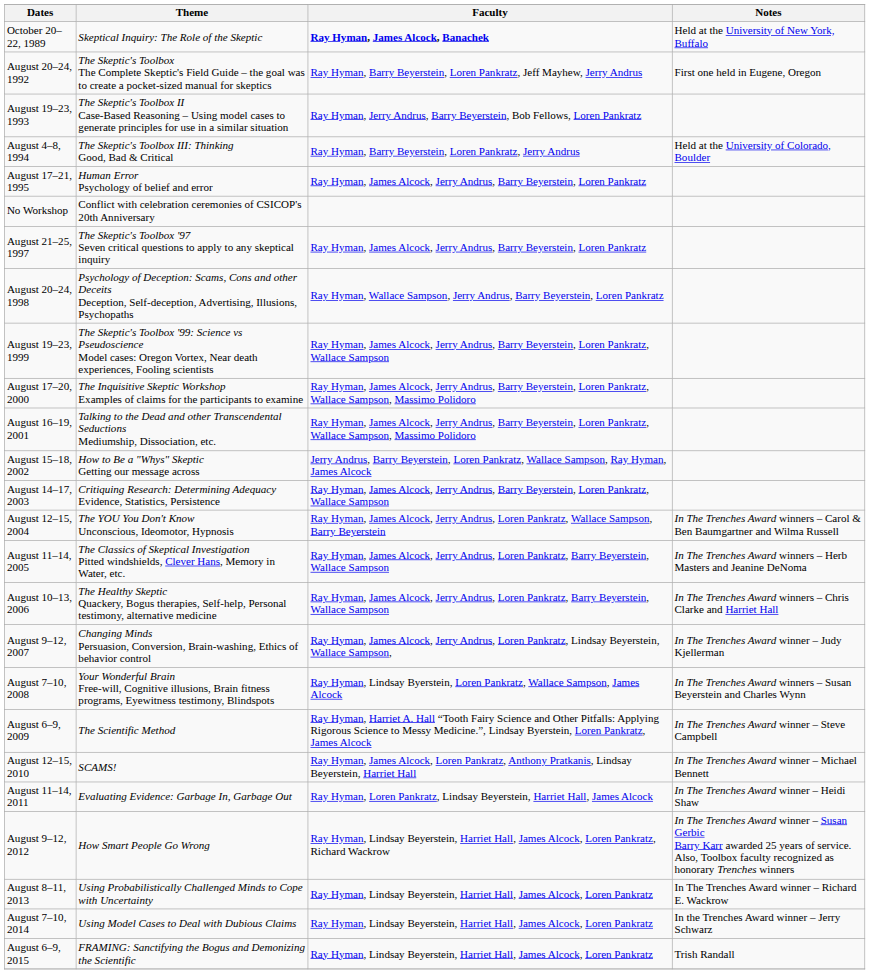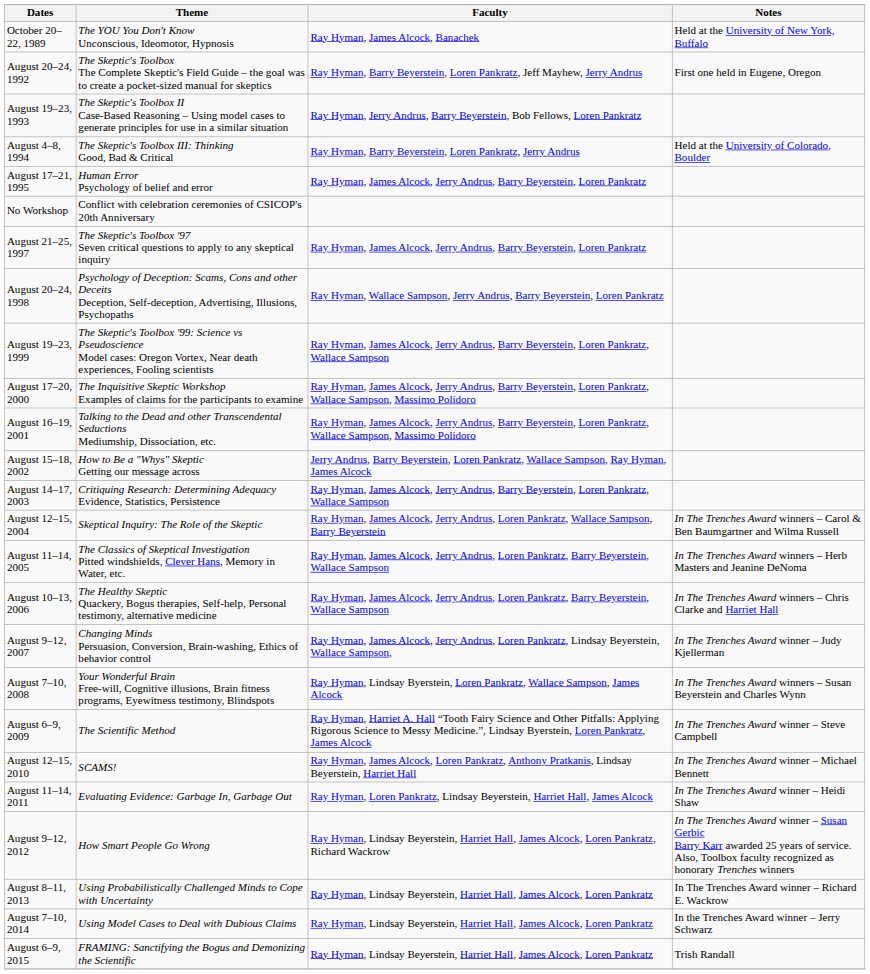(170, 36) Skeptical Inquiry: The Role of the Skeptic -> (156, 36) The YOU You Don't Know Unconscious, Ideomotor, Hypnosis
(400, 36) bold -> (395, 36) normal
(156, 525) The YOU You Don't Know Unconscious, Ideomotor, Hypnosis -> (170, 525) Skeptical Inquiry: The Role of the Skeptic
